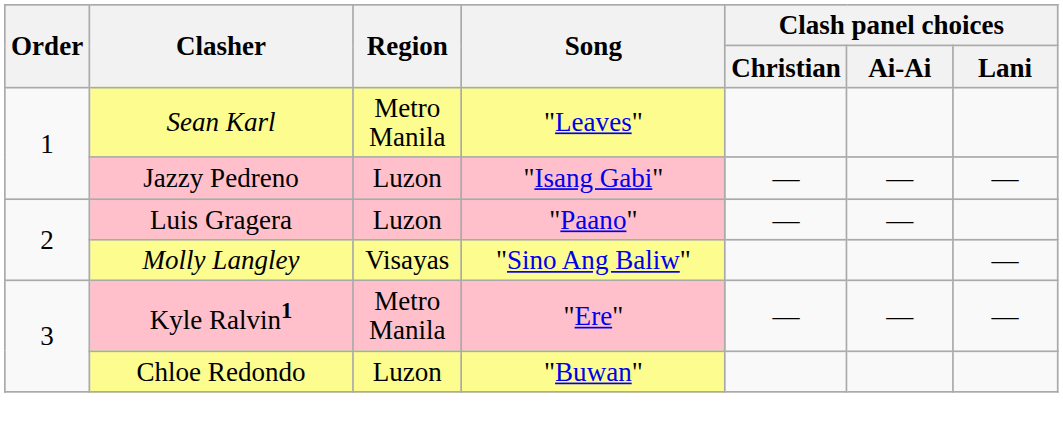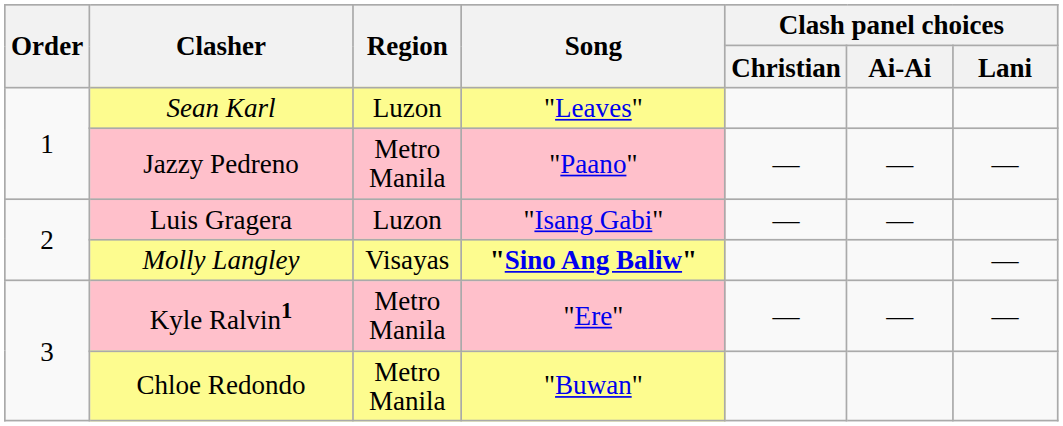(407, 122) Metro Manila -> (407, 108) Luzon
(407, 178) Luzon -> (407, 163) Metro Manila
(593, 178) "Isang Gabi" -> (593, 163) "Paano"
(593, 219) "Paano" -> (593, 219) "Isang Gabi"
(593, 260) normal -> (593, 260) bold
(407, 371) Luzon -> (407, 386) Metro Manila
